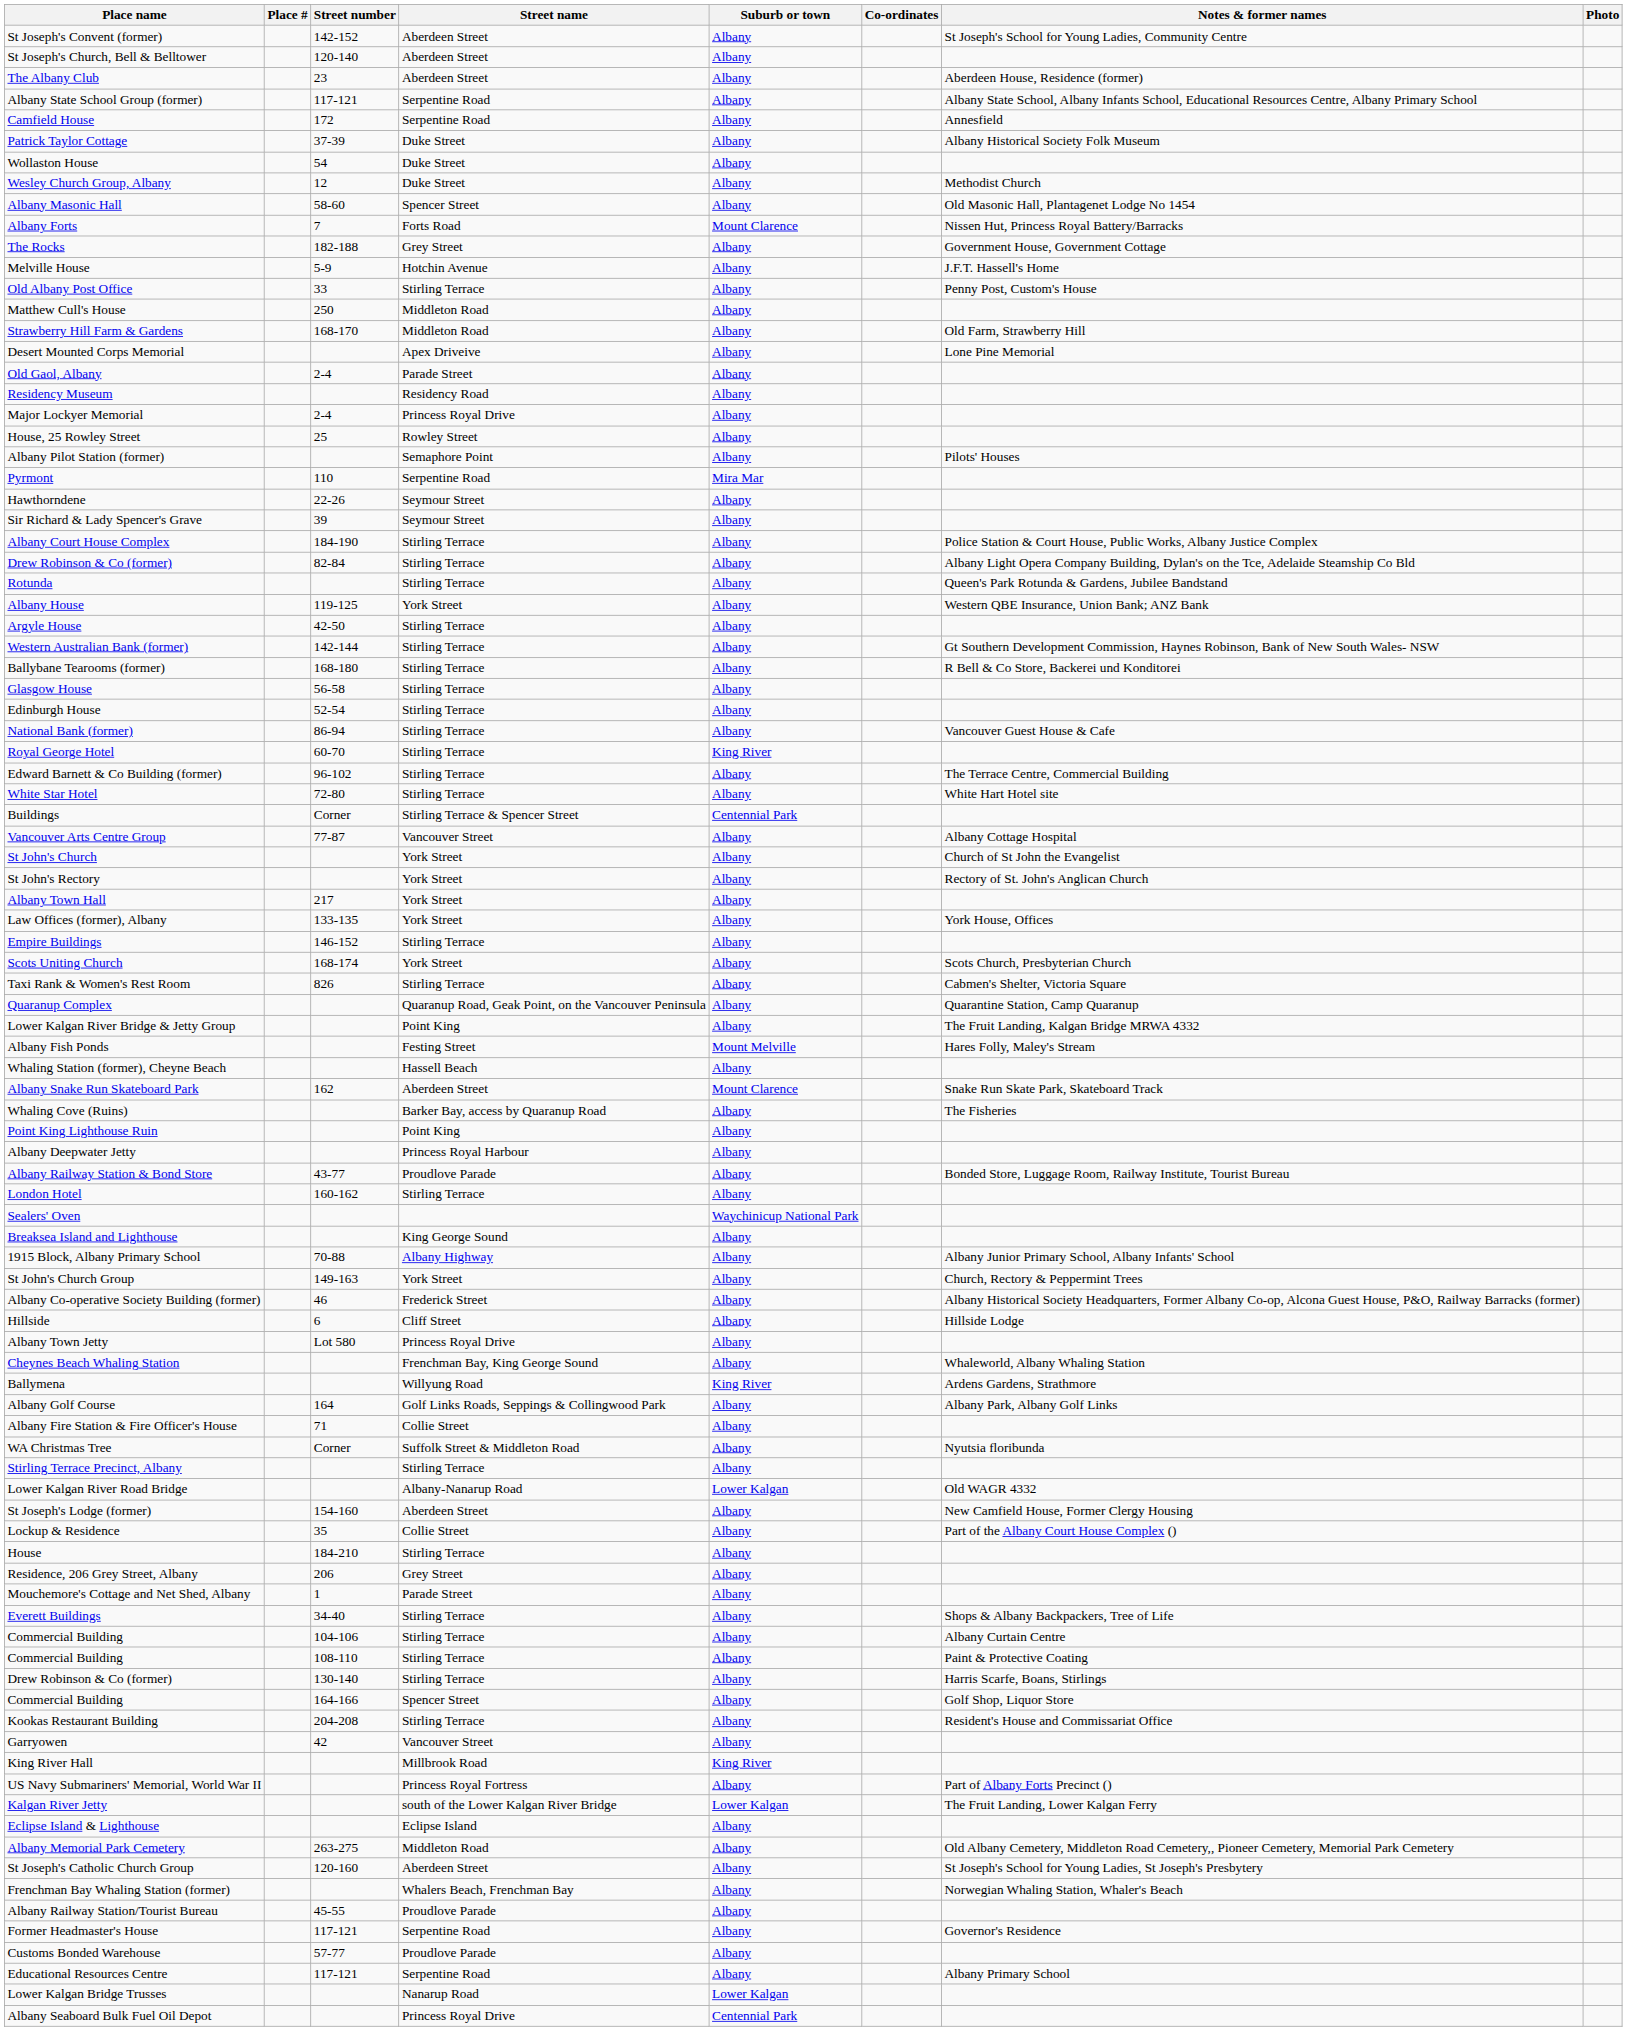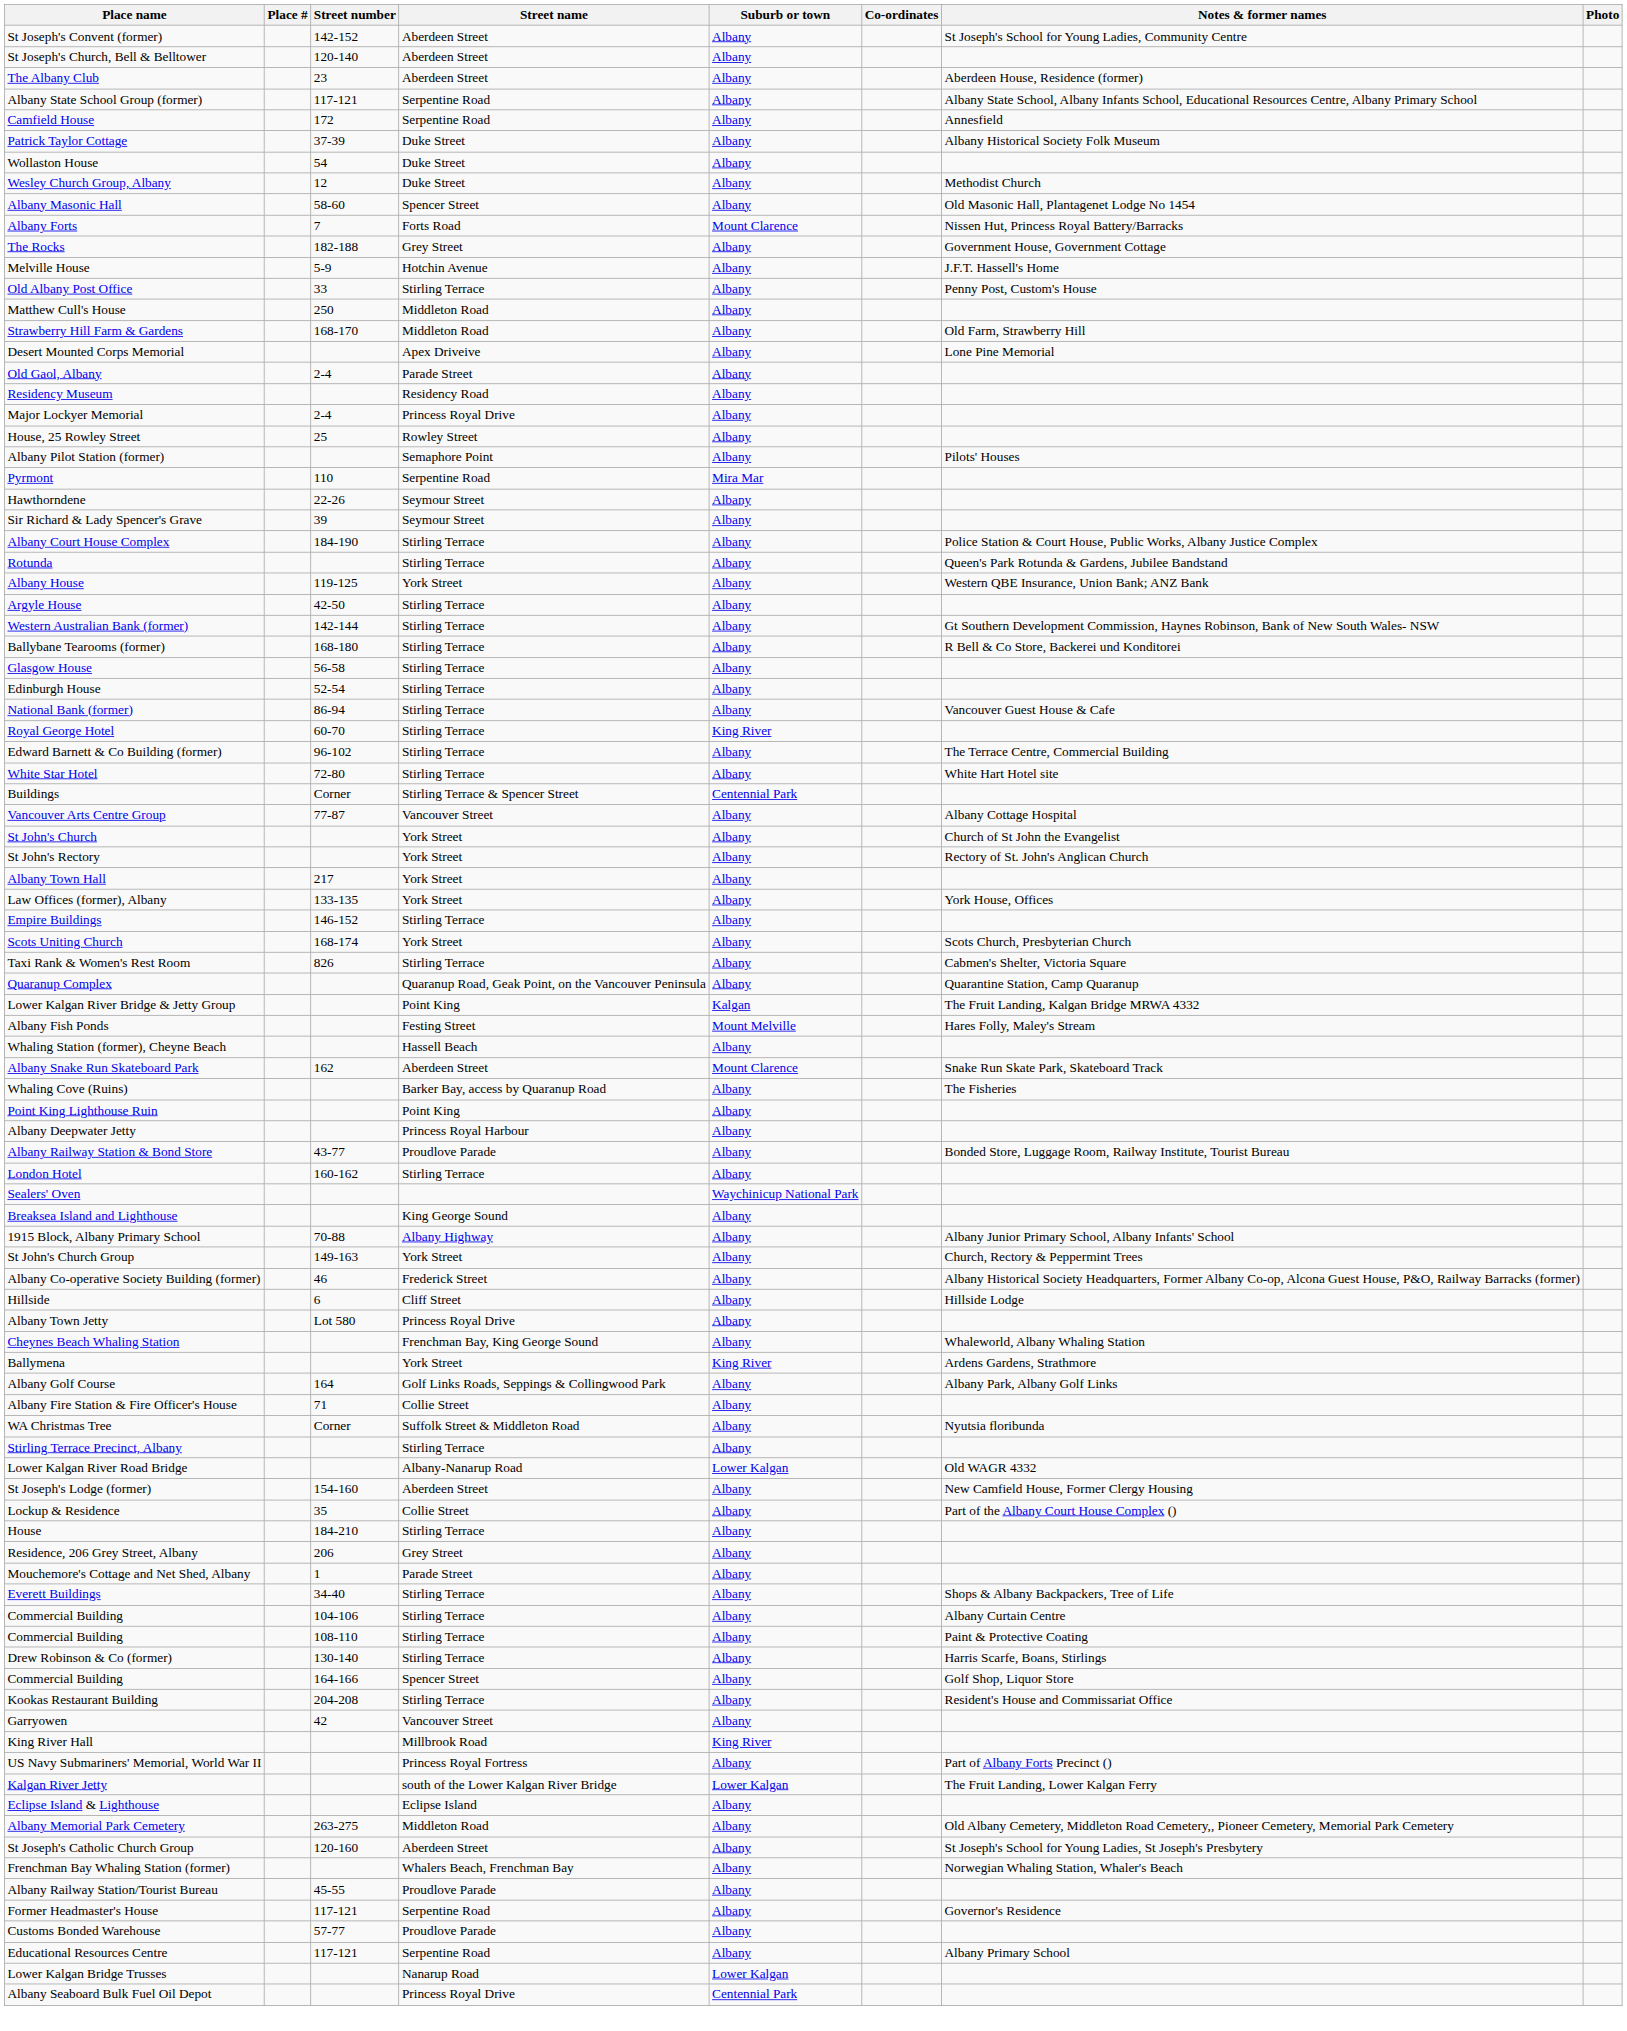- row: (90, 562)
(732, 1025) Albany -> (731, 1004) Kalgan
(442, 1384) Willyung Road -> (432, 1362) York Street
